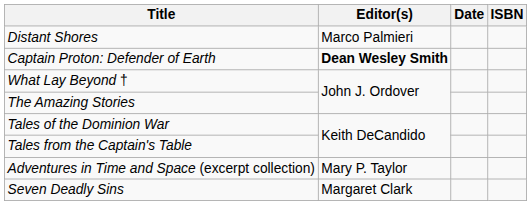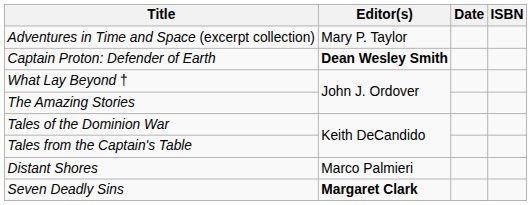rows swapped: (161, 168) <-> (53, 37)
(367, 189) normal -> (369, 189) bold
